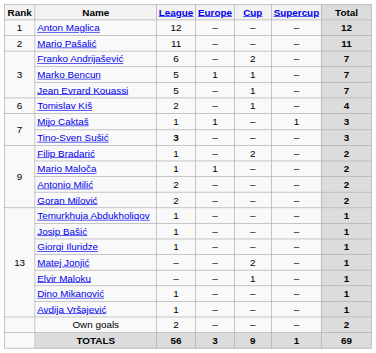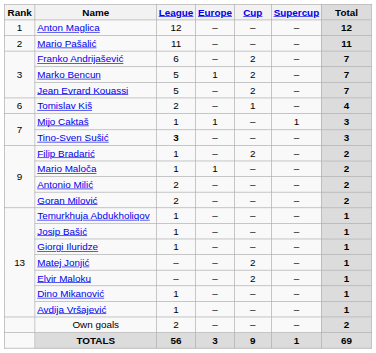(253, 75) 1 -> (253, 75) 2
(253, 91) 1 -> (253, 91) 2
(253, 278) 1 -> (253, 278) 2
